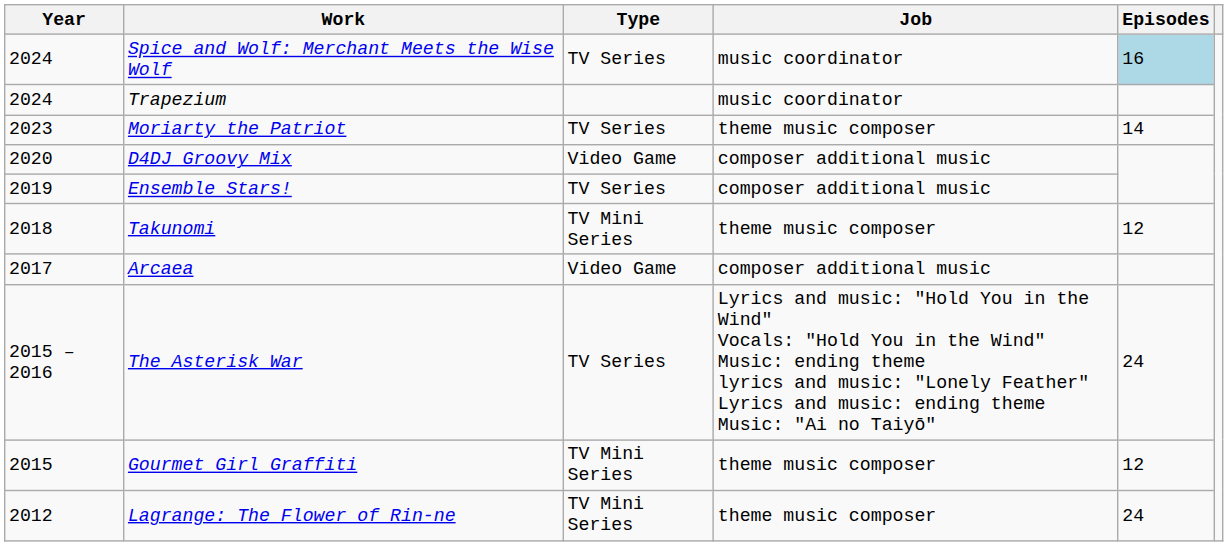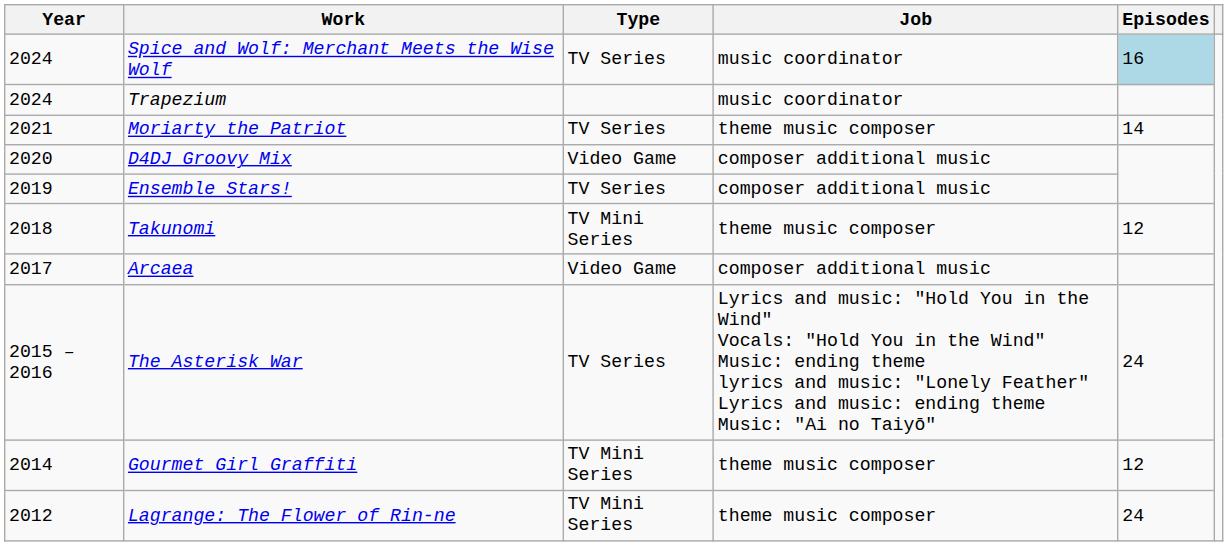(31, 130) 2023 -> (31, 130) 2021
(31, 465) 2015 -> (31, 465) 2014
